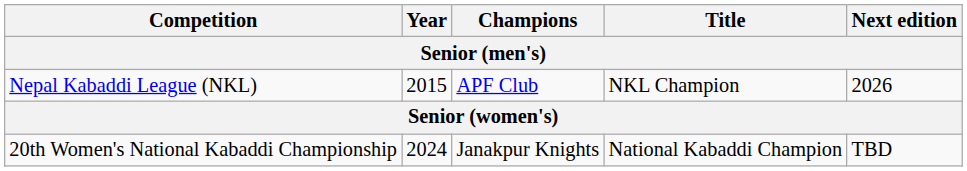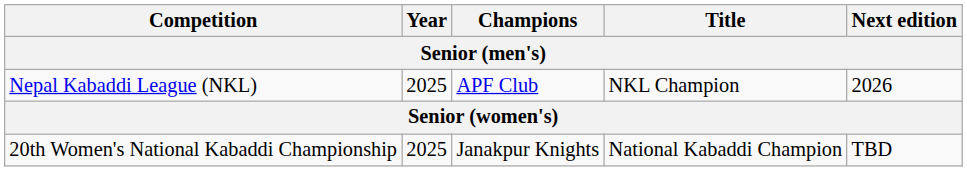(427, 85) 2015 -> (427, 85) 2025
(427, 149) 2024 -> (427, 149) 2025
